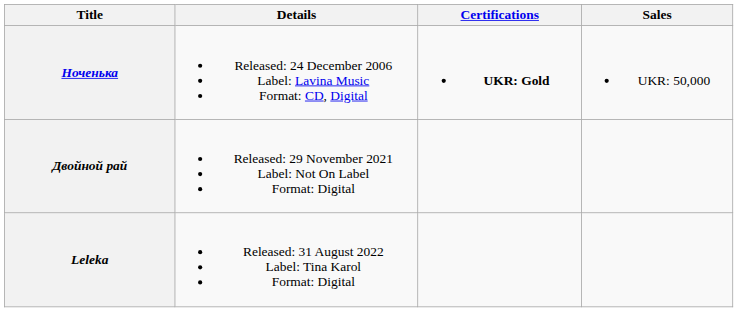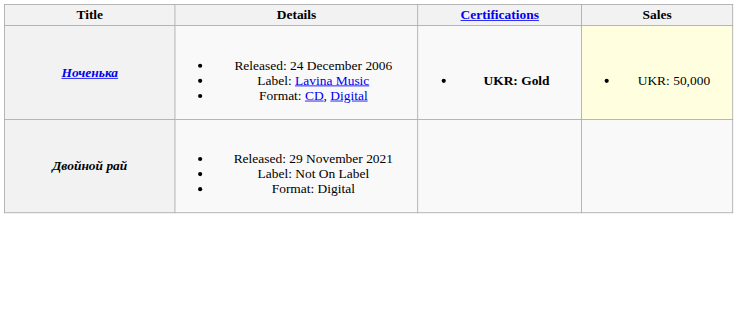(657, 80) no background -> (657, 80) lightyellow background
- row: (90, 259)
